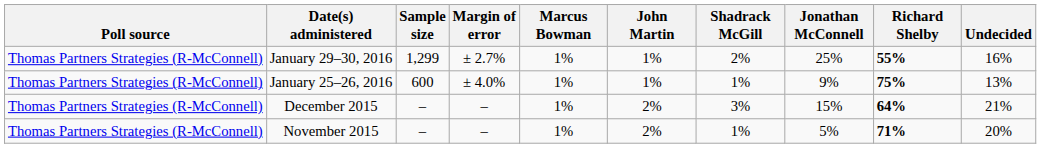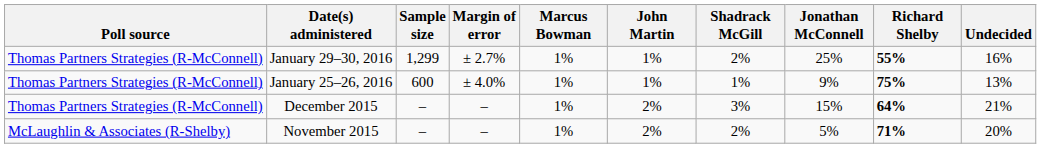(135, 131) Thomas Partners Strategies (R-McConnell) -> (119, 131) McLaughlin & Associates (R-Shelby)
(740, 131) 1% -> (740, 131) 2%
